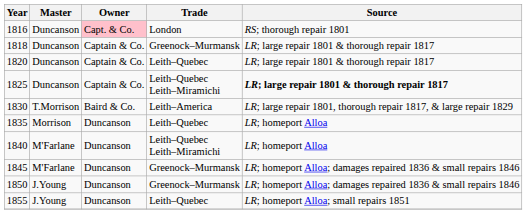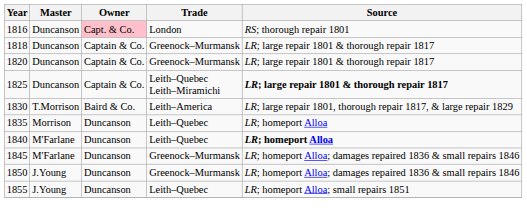(179, 62) Leith–Quebec -> (195, 62) Greenock–Murmansk
(185, 145) Leith–Quebec Leith–Miramichi -> (179, 139) Leith–Quebec
(286, 145) normal -> (289, 139) bold
